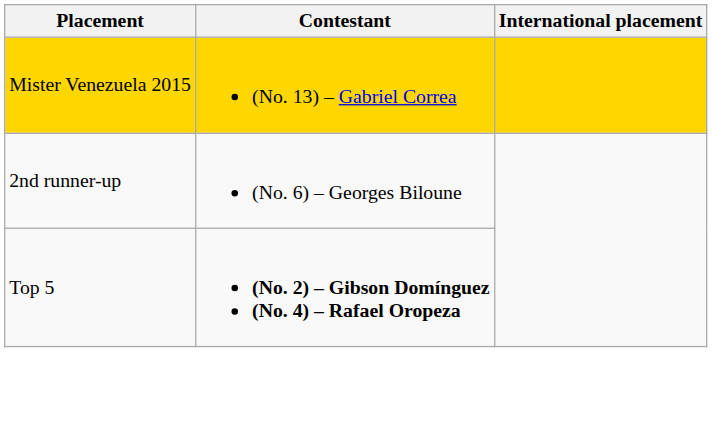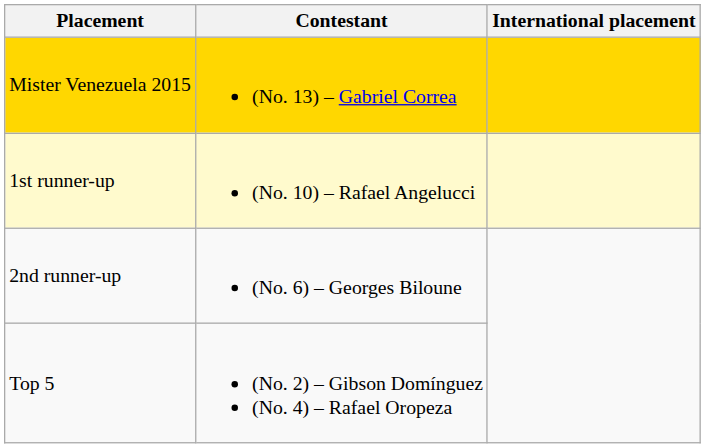+ row: (62, 180)
(345, 299) bold -> (342, 395) normal
